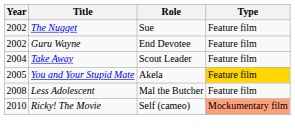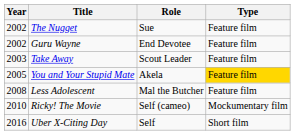(17, 59) 2004 -> (17, 59) 2003
(248, 106) lightsalmon background -> (248, 106) no background
+ row: (69, 122)
